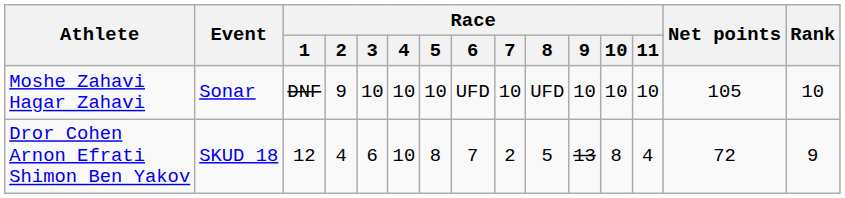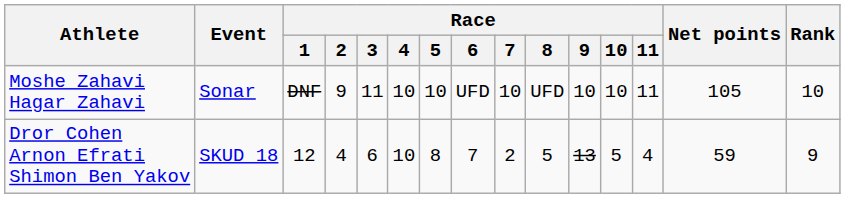(372, 92) 10 -> (372, 92) 11
(648, 92) 10 -> (648, 92) 11
(616, 156) 8 -> (616, 156) 5
(725, 156) 72 -> (725, 156) 59
